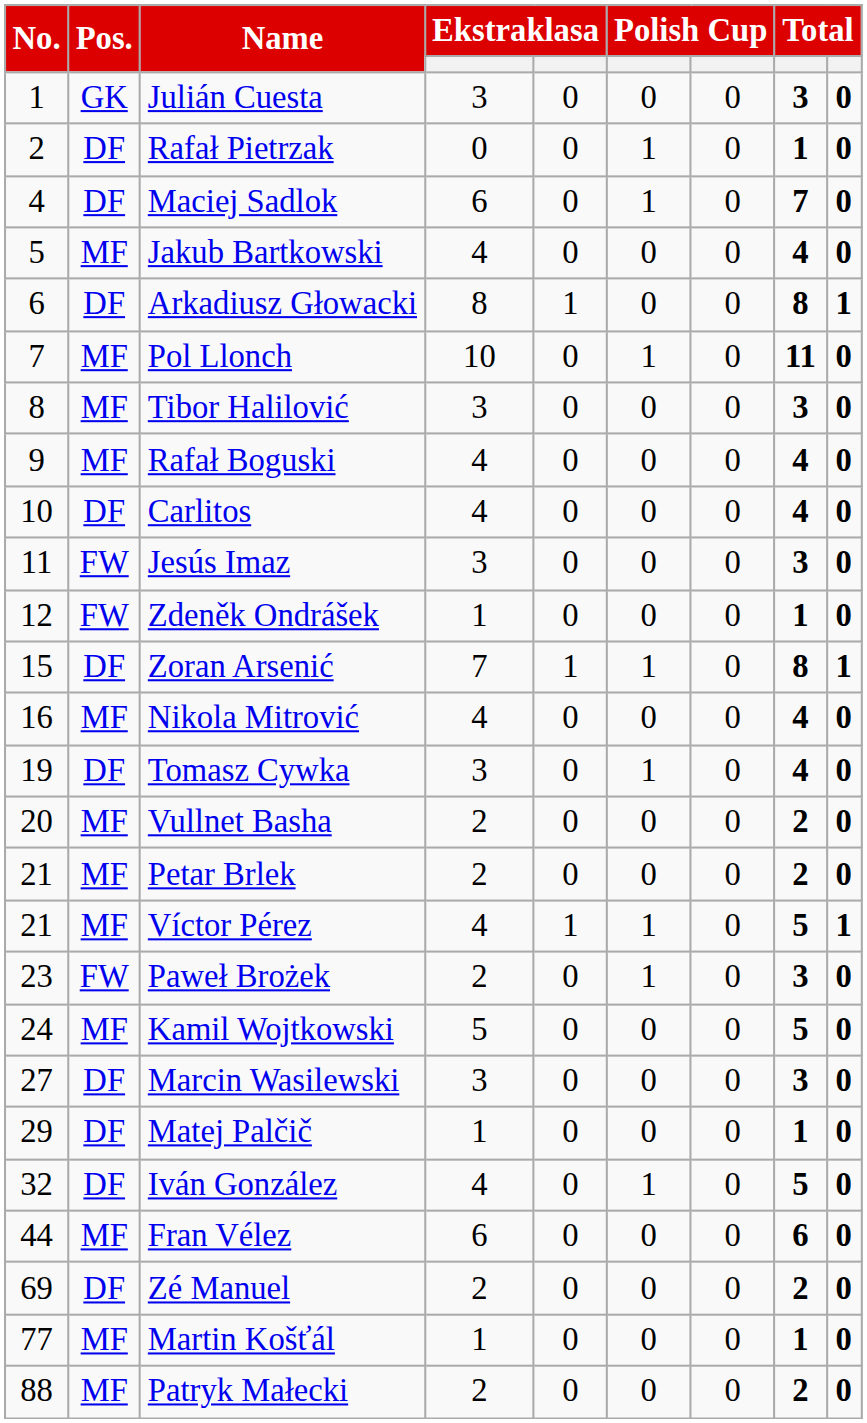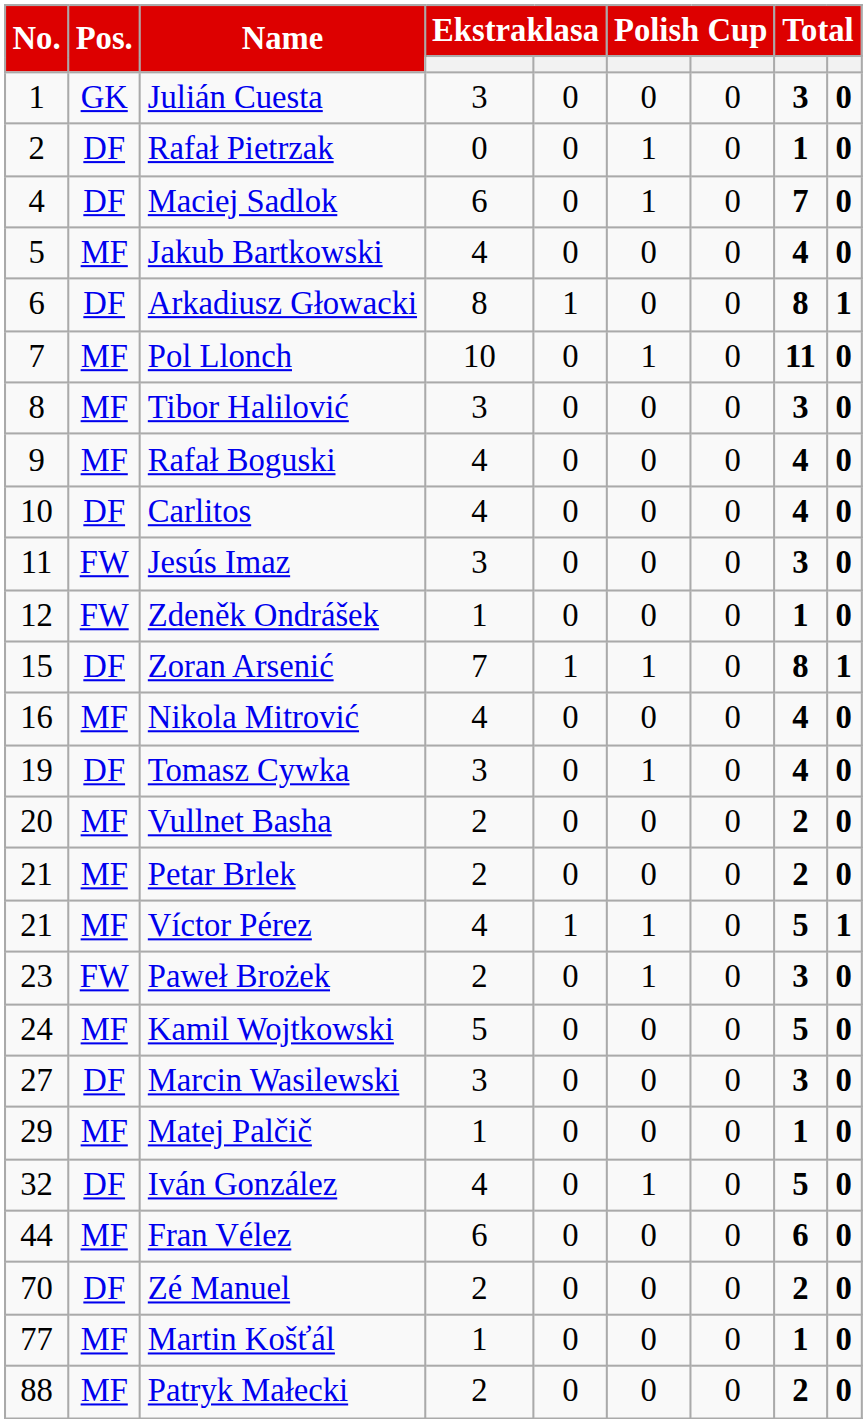(104, 1132) DF -> (104, 1132) MF
(37, 1287) 69 -> (37, 1287) 70
